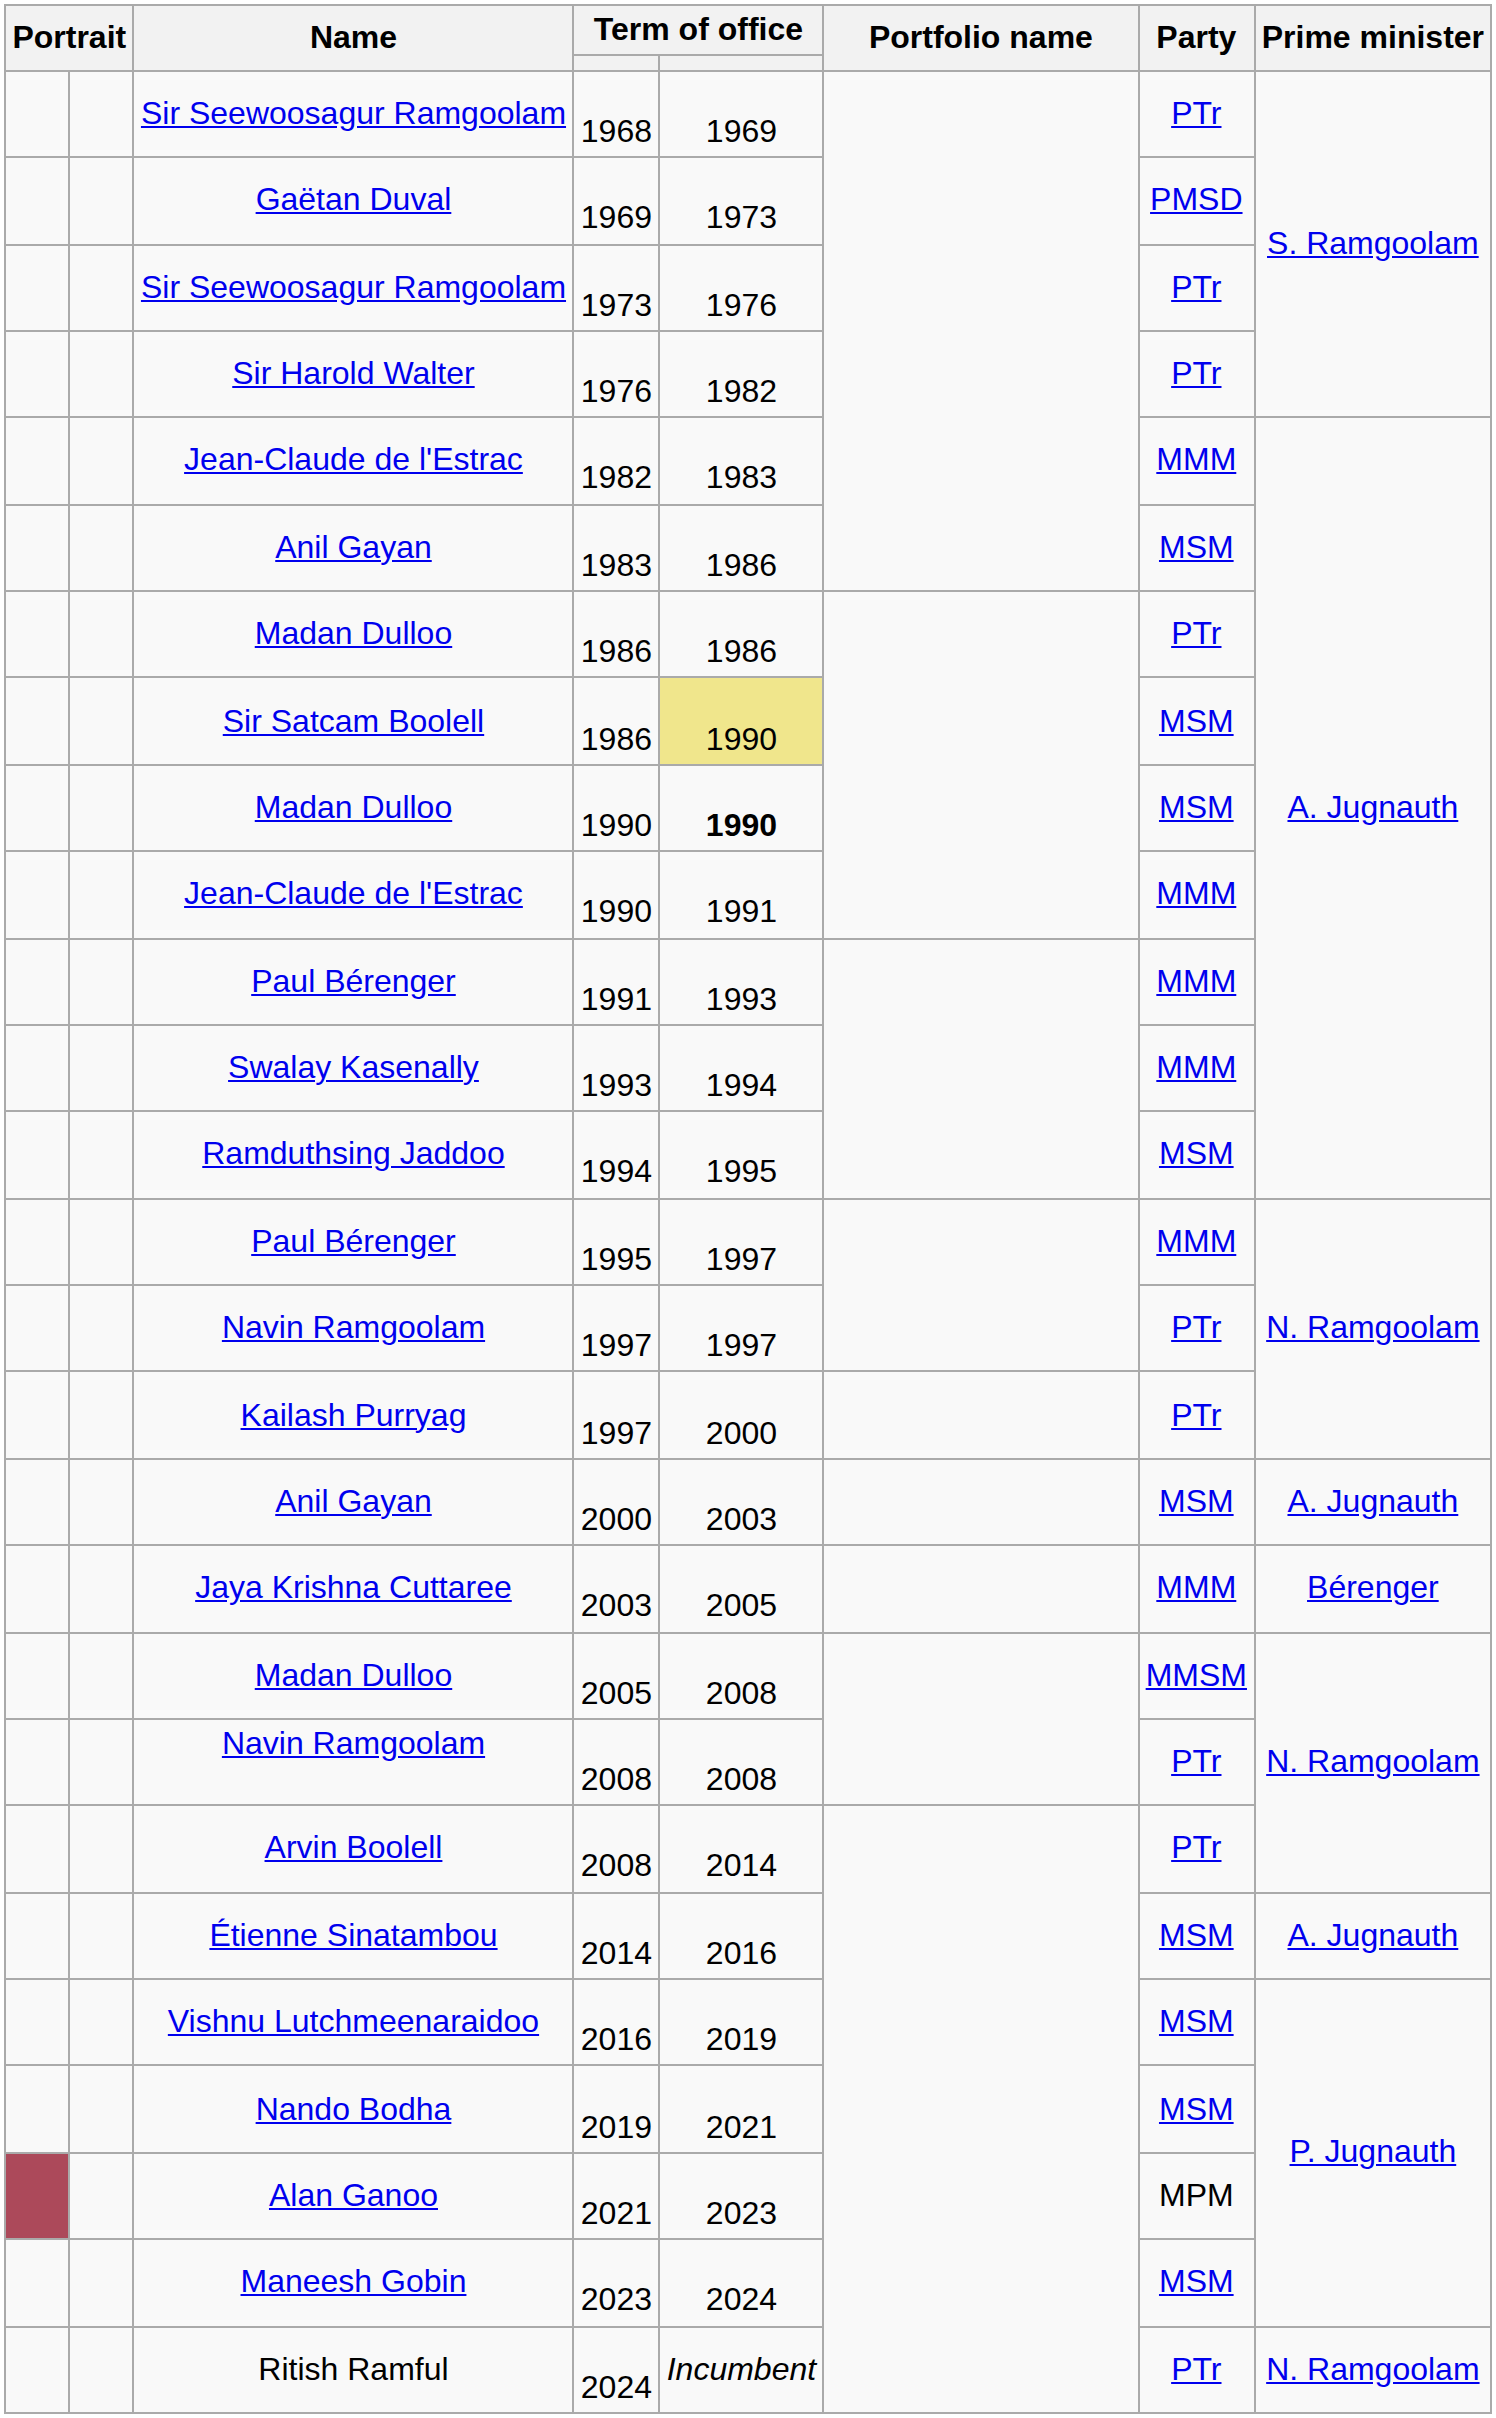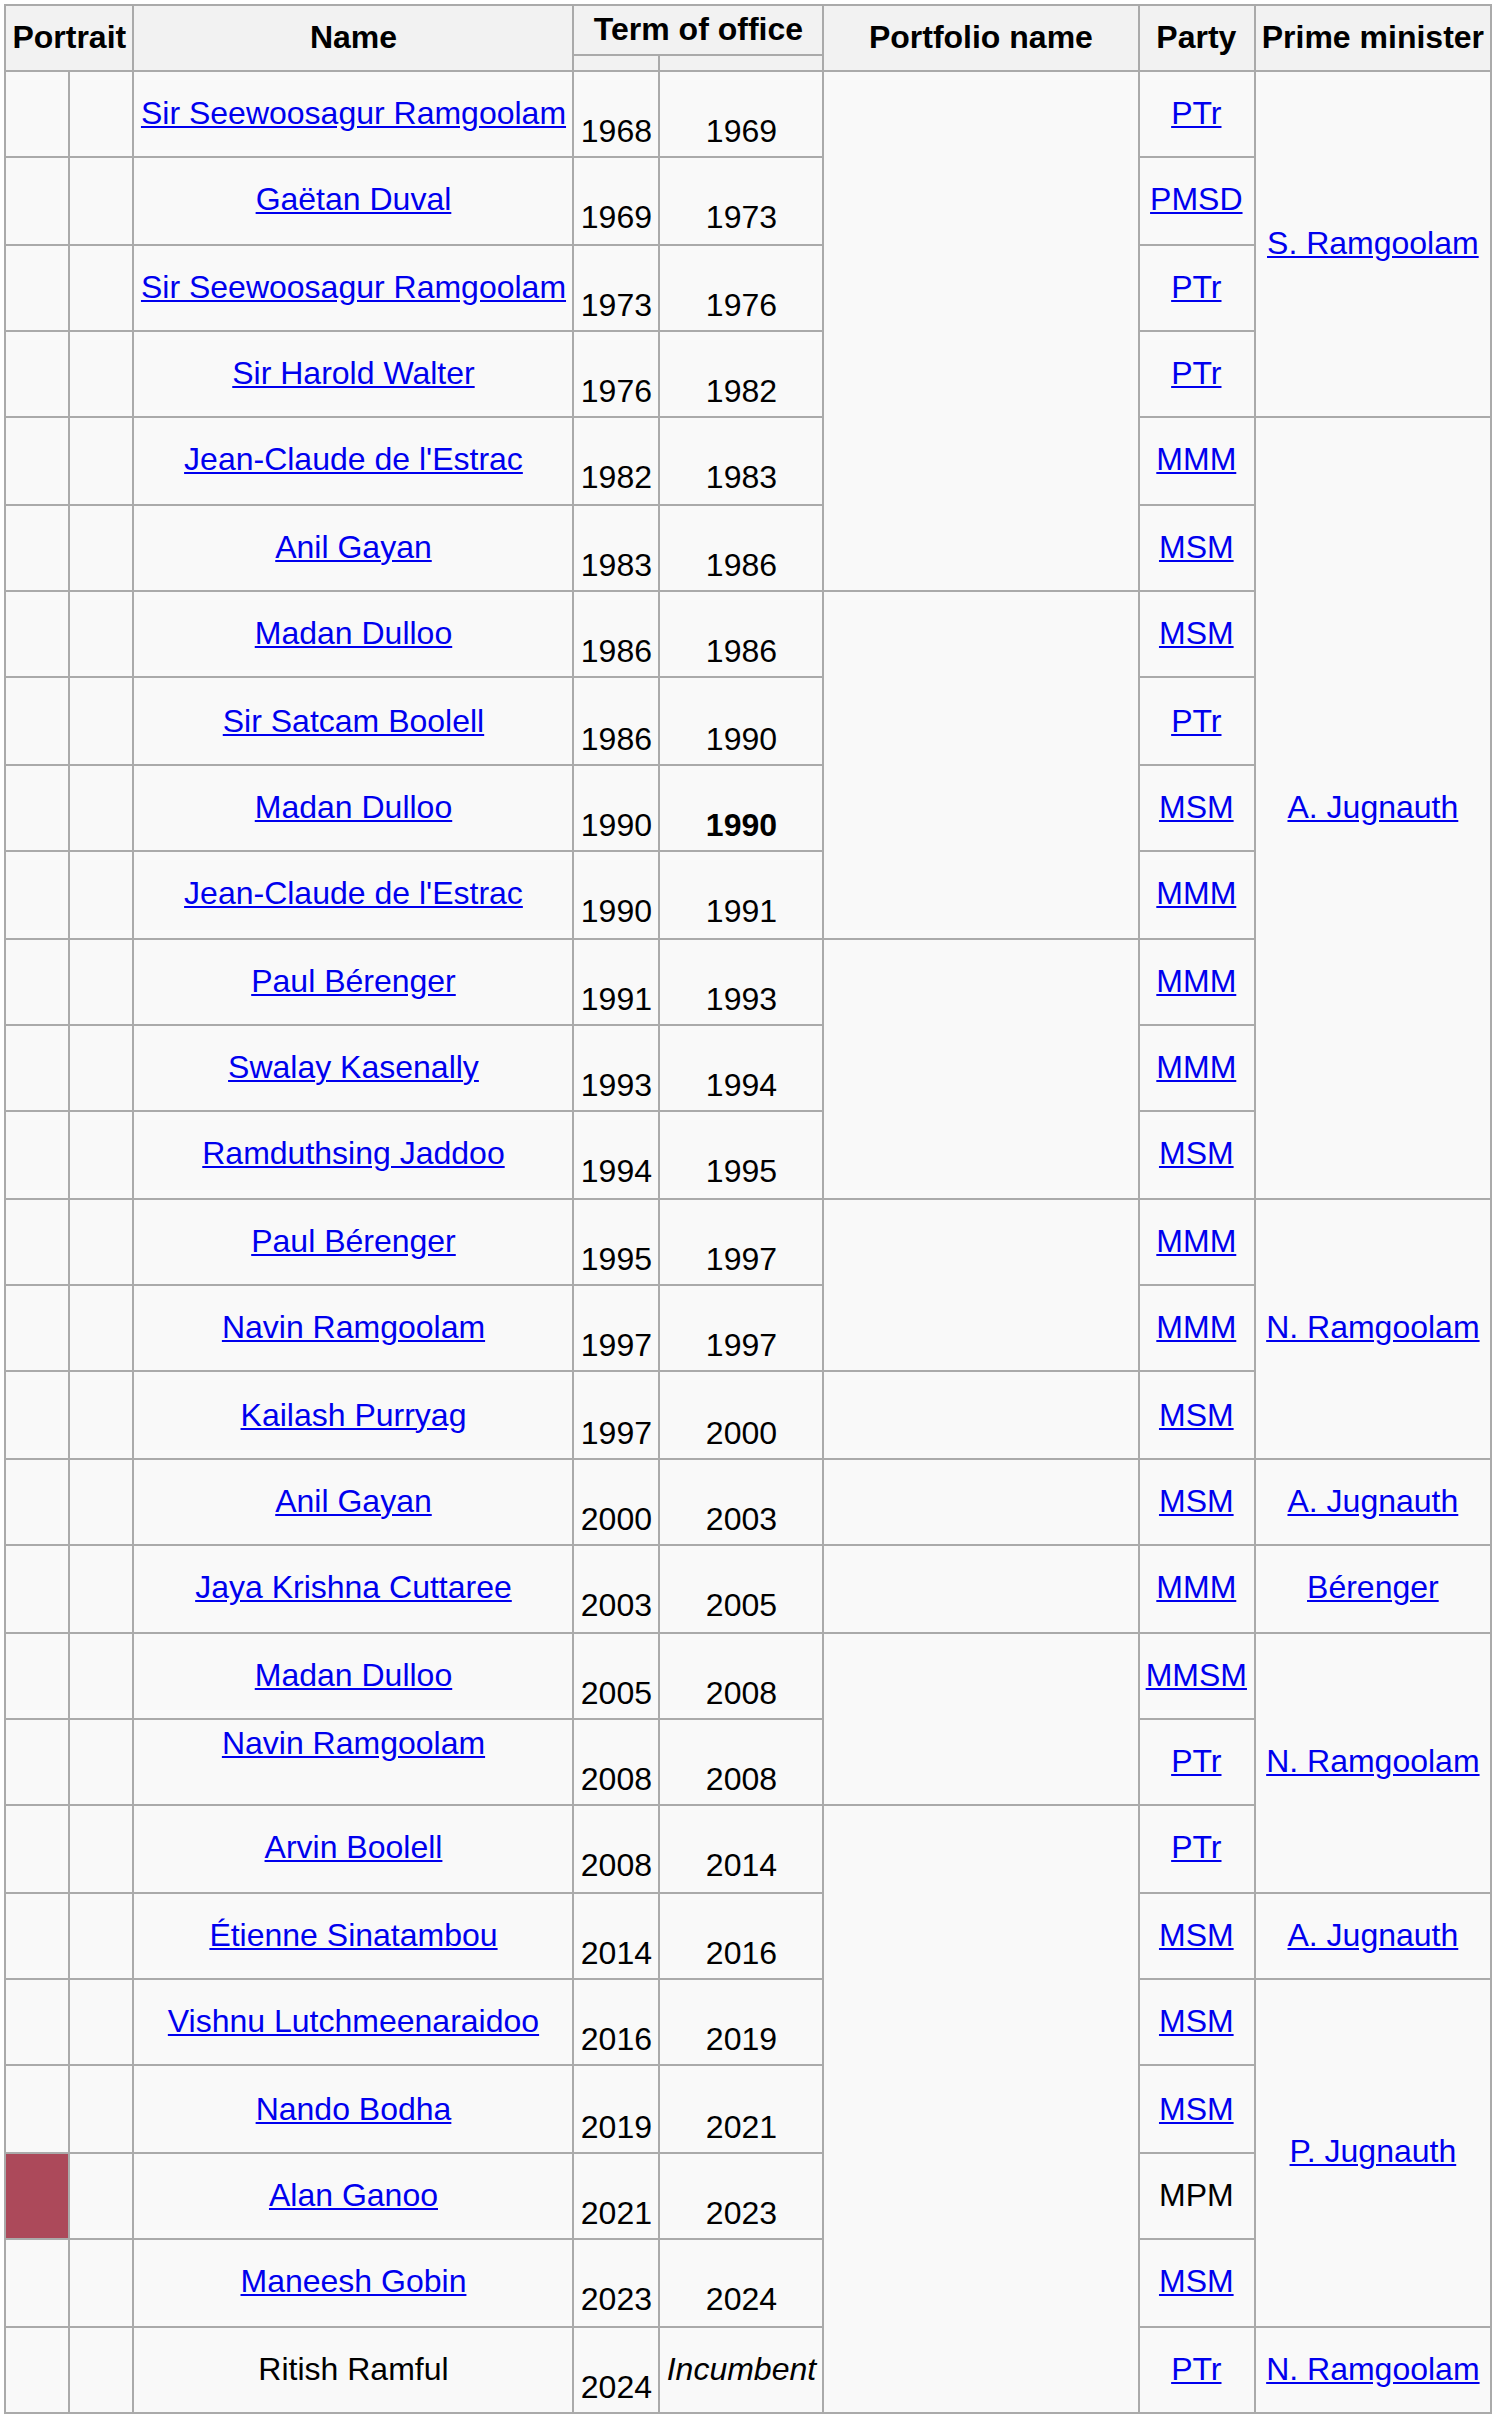(1196, 633) PTr -> (1196, 633) MSM
(741, 738) khaki background -> (741, 738) no background
(1196, 720) MSM -> (1196, 720) PTr
(1196, 1327) PTr -> (1196, 1327) MMM
(1196, 1414) PTr -> (1196, 1414) MSM
